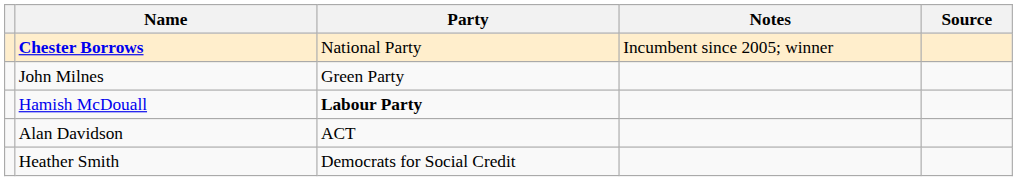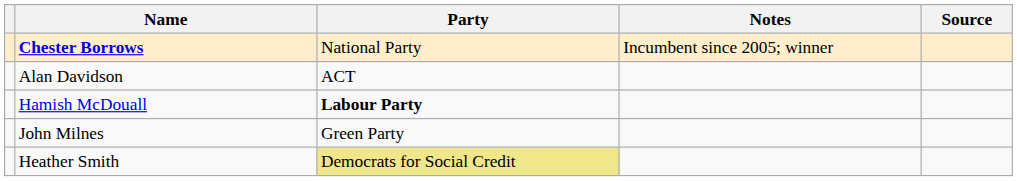rows swapped: (71, 133) <-> (61, 76)
(418, 161) no background -> (418, 161) khaki background
